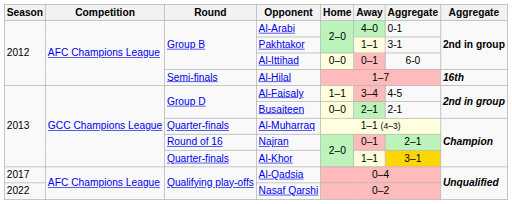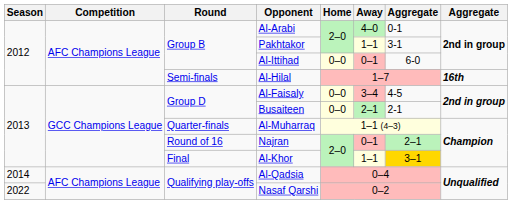(337, 93) 1–1 -> (337, 93) 0–0
(198, 158) Quarter-finals -> (178, 158) Final
(18, 175) 2017 -> (18, 175) 2014
